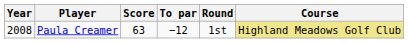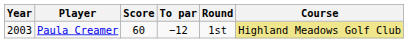(19, 30) 2008 -> (19, 30) 2003
(139, 30) 63 -> (139, 30) 60
